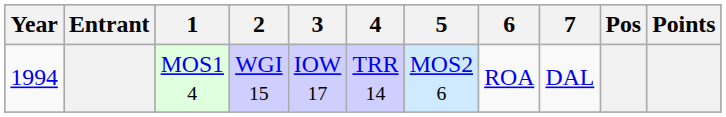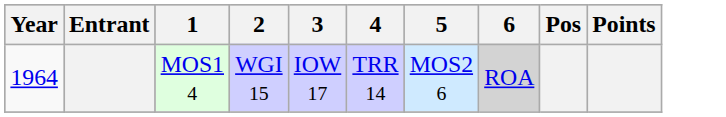- column: (570, 24)
(34, 77) 1994 -> (34, 77) 1964
(509, 77) no background -> (509, 77) lightgrey background
